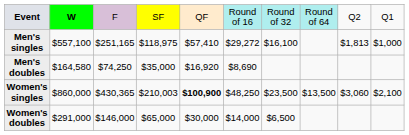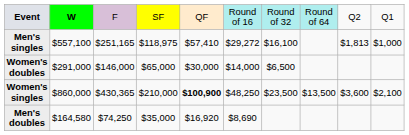rows swapped: (27, 68) <-> (27, 118)
(158, 93) $210,003 -> (158, 93) $210,000
(355, 93) $3,060 -> (355, 93) $3,600
